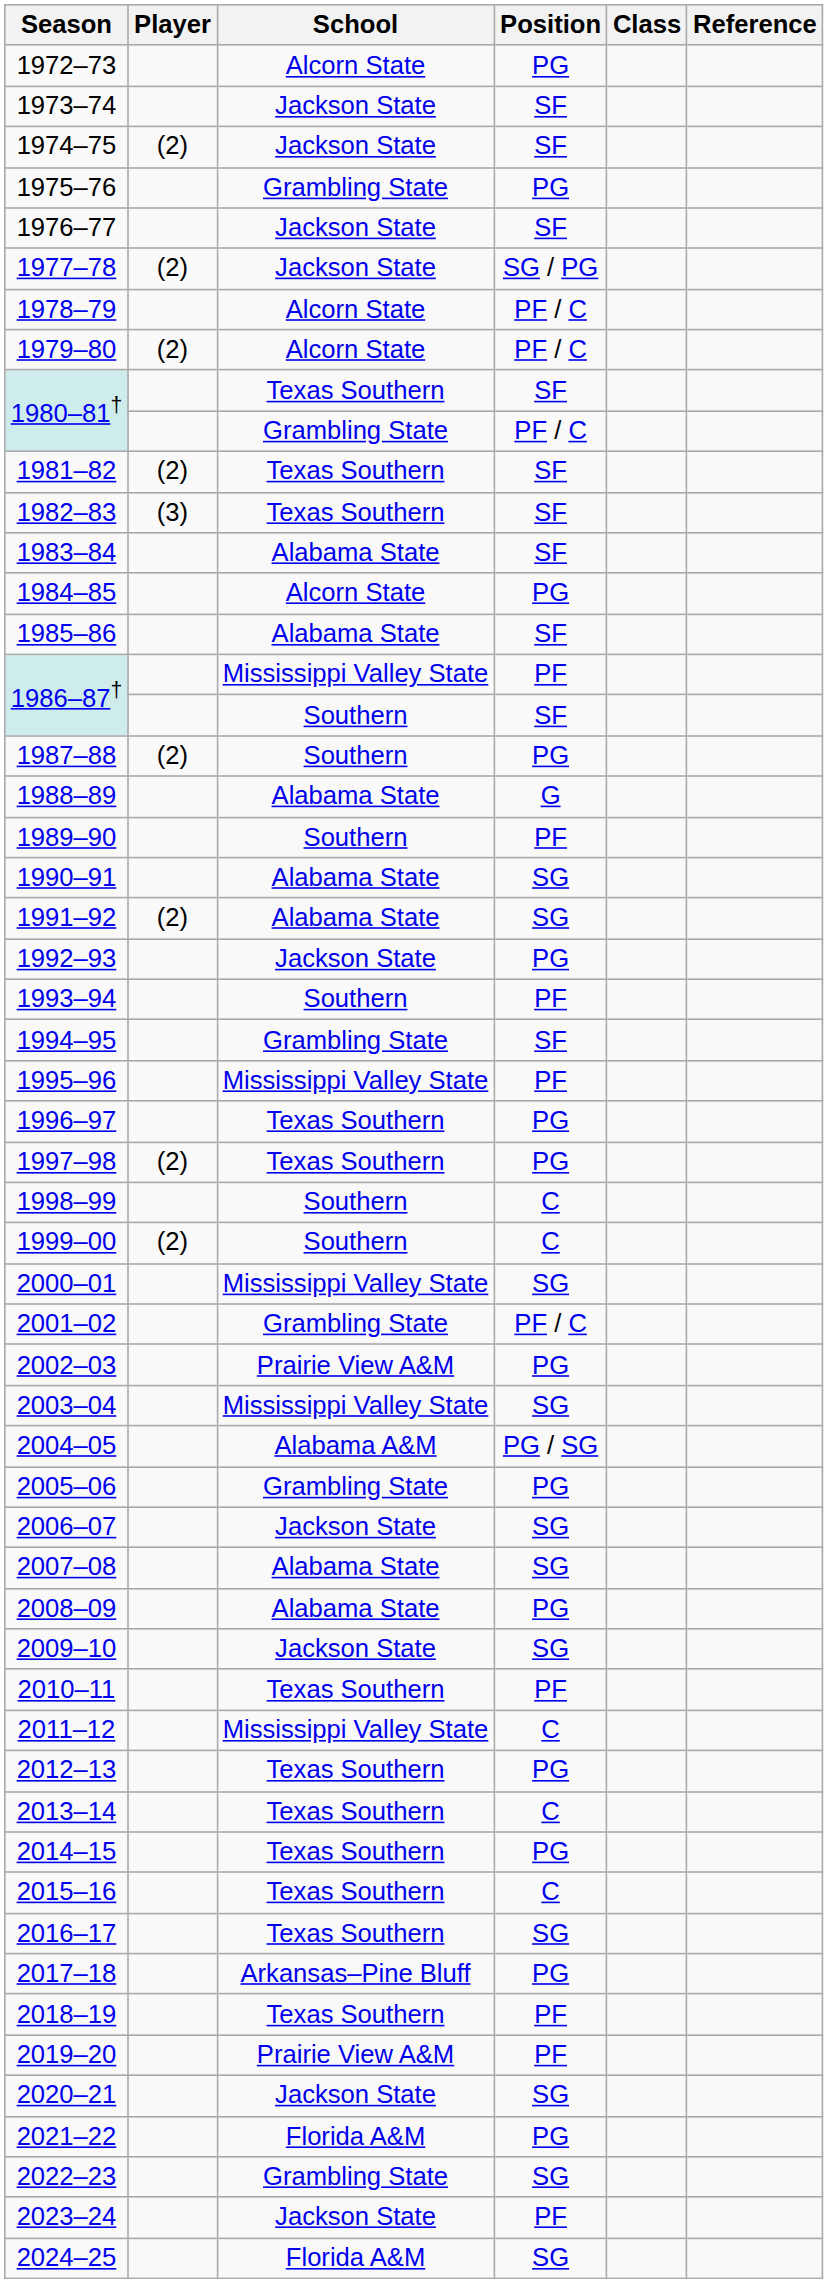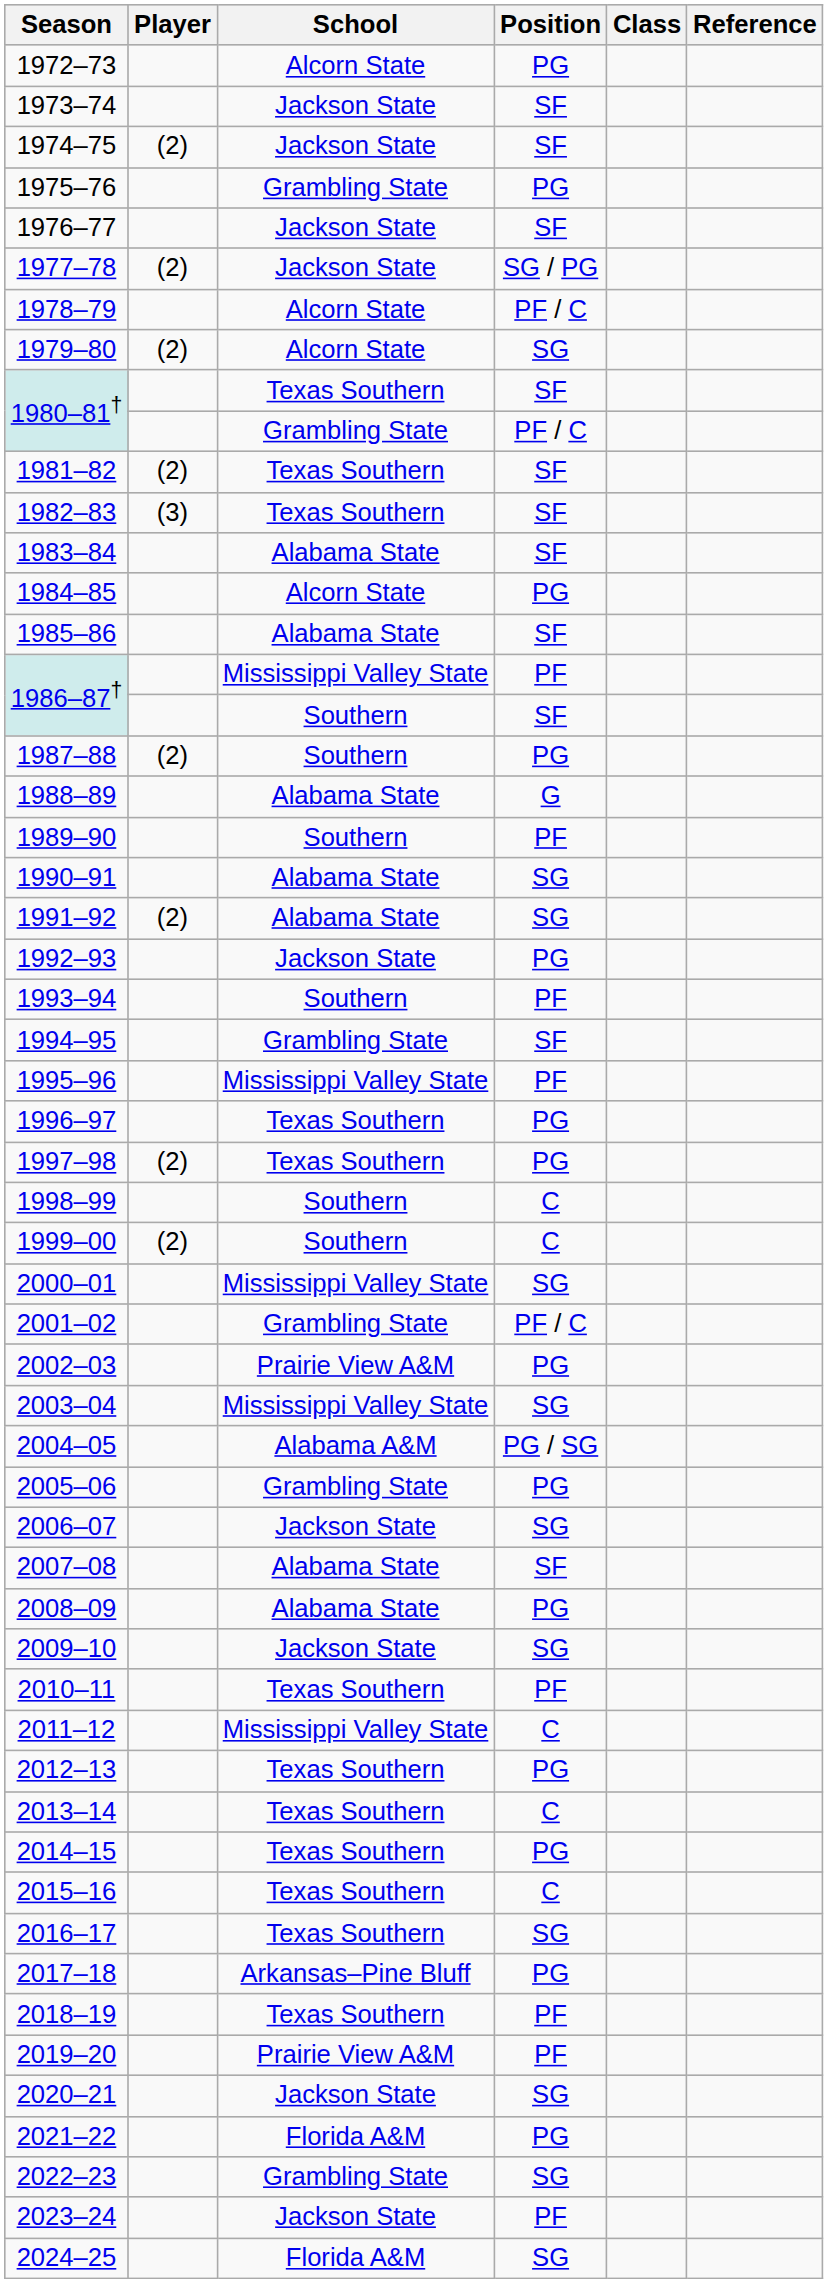(551, 349) PF / C -> (551, 349) SG
(551, 1567) SG -> (551, 1567) SF
